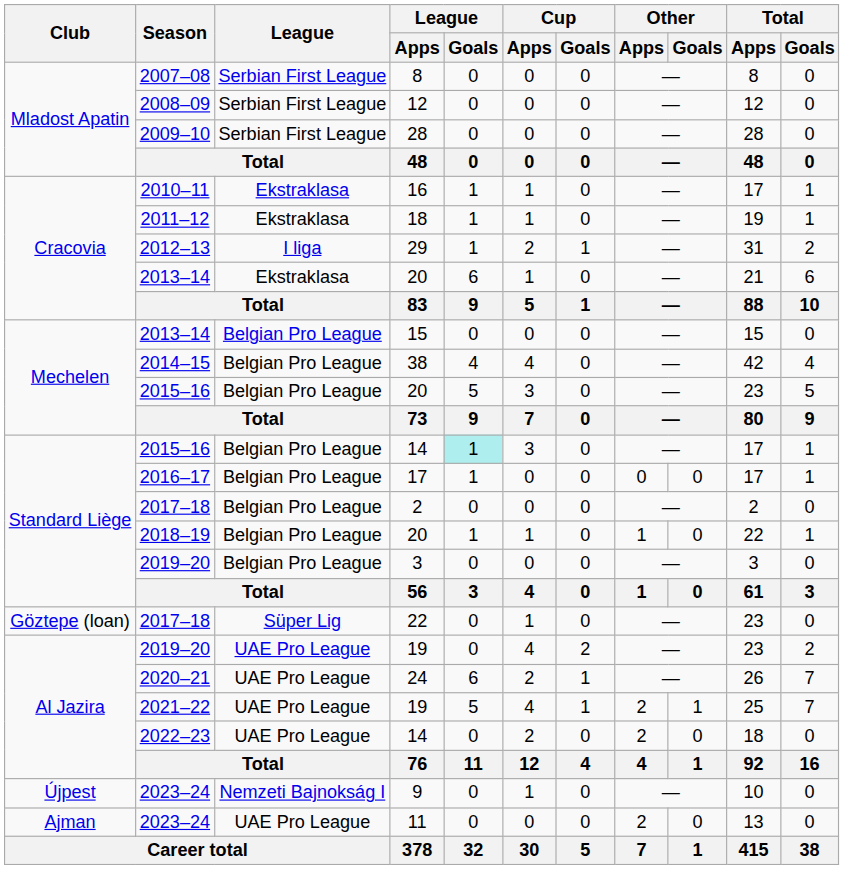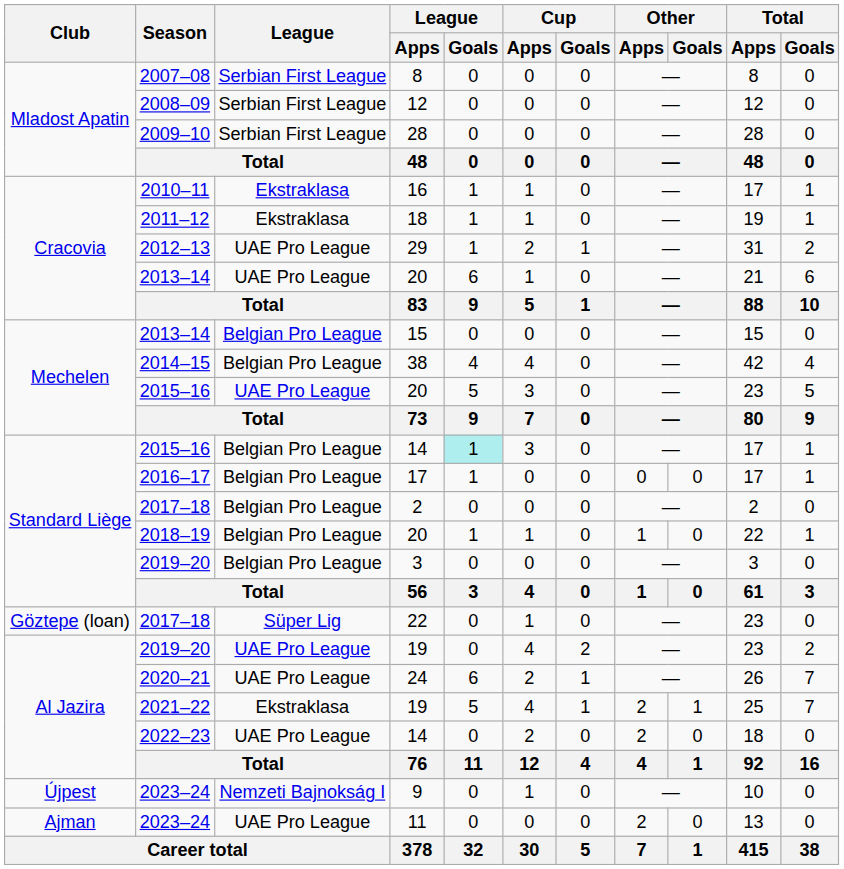(302, 248) I liga -> (302, 248) UAE Pro League
(302, 276) Ekstraklasa -> (302, 276) UAE Pro League
(302, 391) Belgian Pro League -> (302, 391) UAE Pro League
(302, 707) UAE Pro League -> (302, 707) Ekstraklasa
